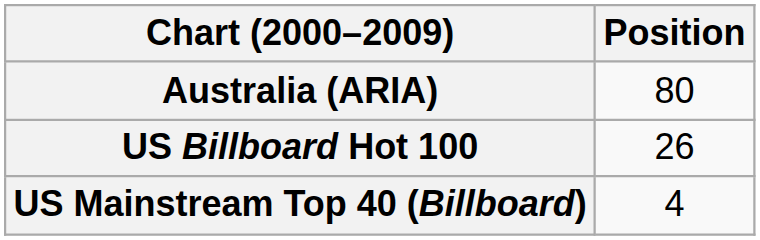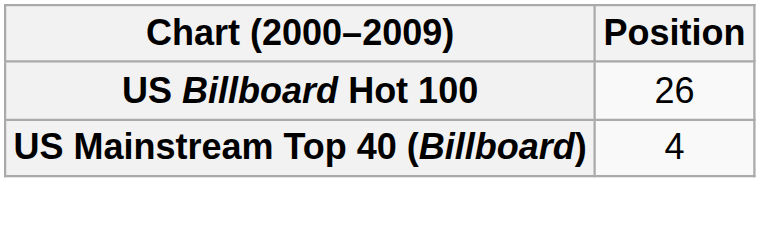- row: (300, 90)
